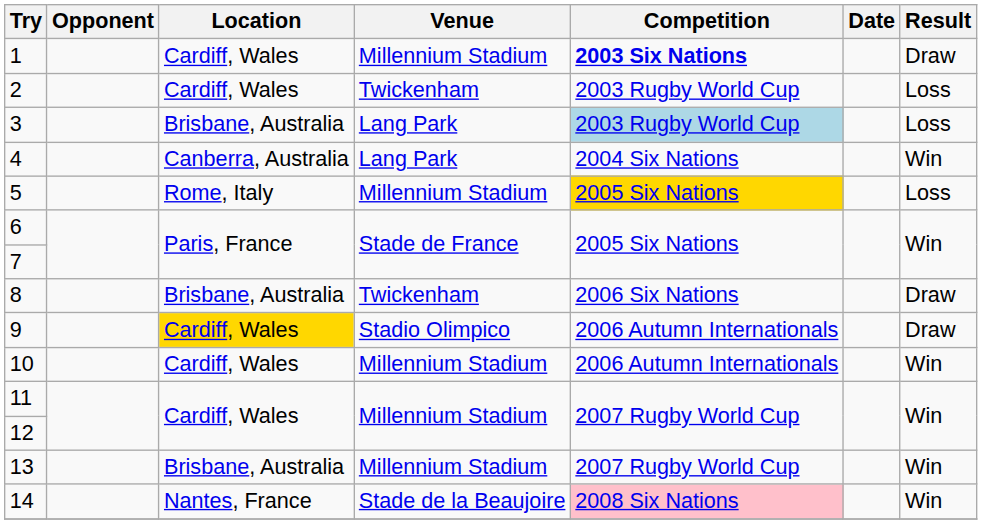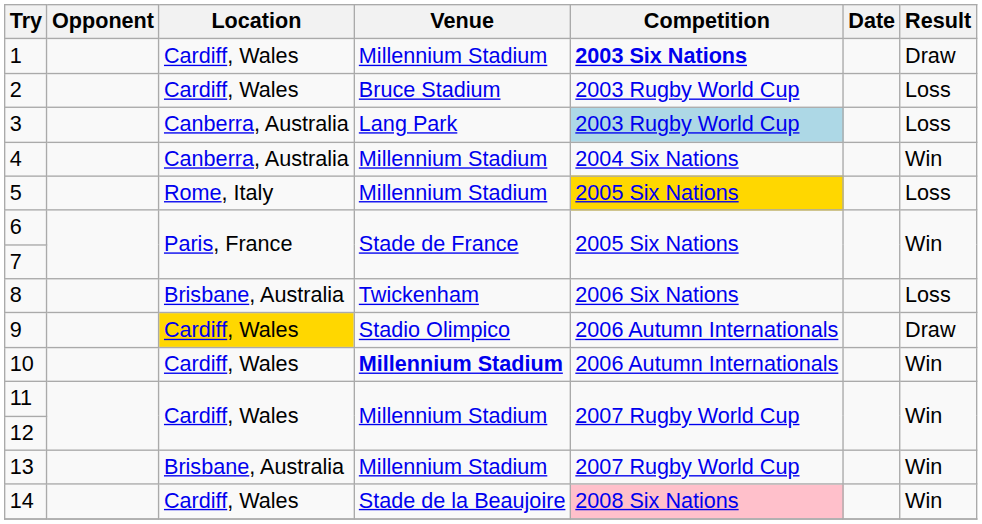(419, 90) Twickenham -> (430, 90) Bruce Stadium
(254, 124) Brisbane, Australia -> (256, 124) Canberra, Australia
(408, 158) Lang Park -> (453, 158) Millennium Stadium
(930, 295) Draw -> (928, 295) Loss
(453, 364) normal -> (461, 364) bold
(238, 501) Nantes, France -> (231, 501) Cardiff, Wales
